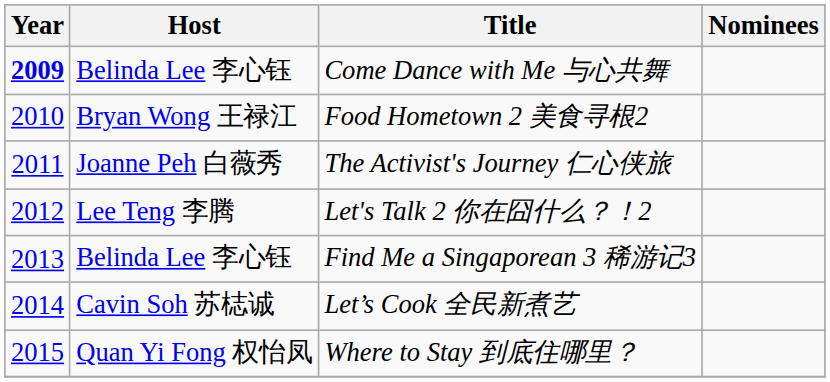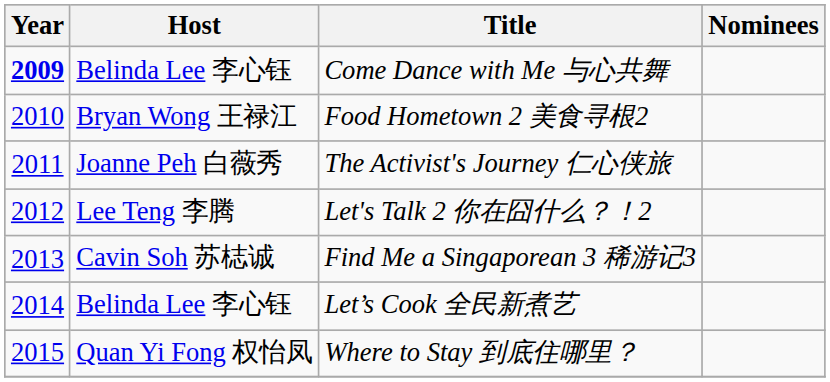(184, 257) Belinda Lee 李心钰 -> (175, 257) Cavin Soh 苏梽诚
(175, 304) Cavin Soh 苏梽诚 -> (184, 304) Belinda Lee 李心钰
